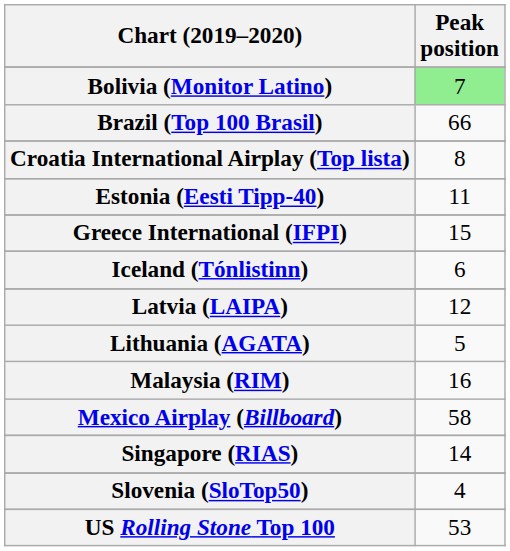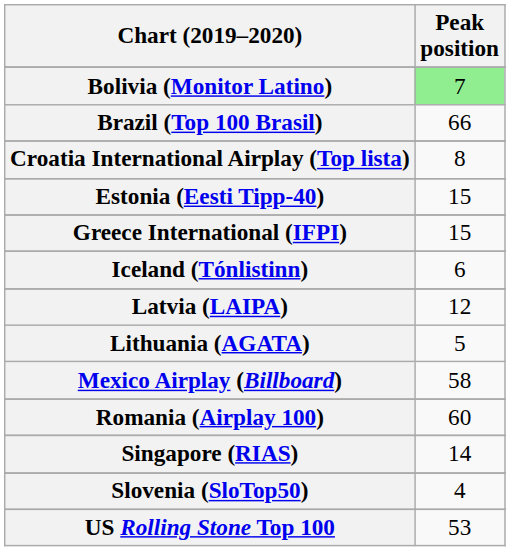(460, 196) 11 -> (460, 196) 15
- row: (210, 380)
+ row: (210, 416)
